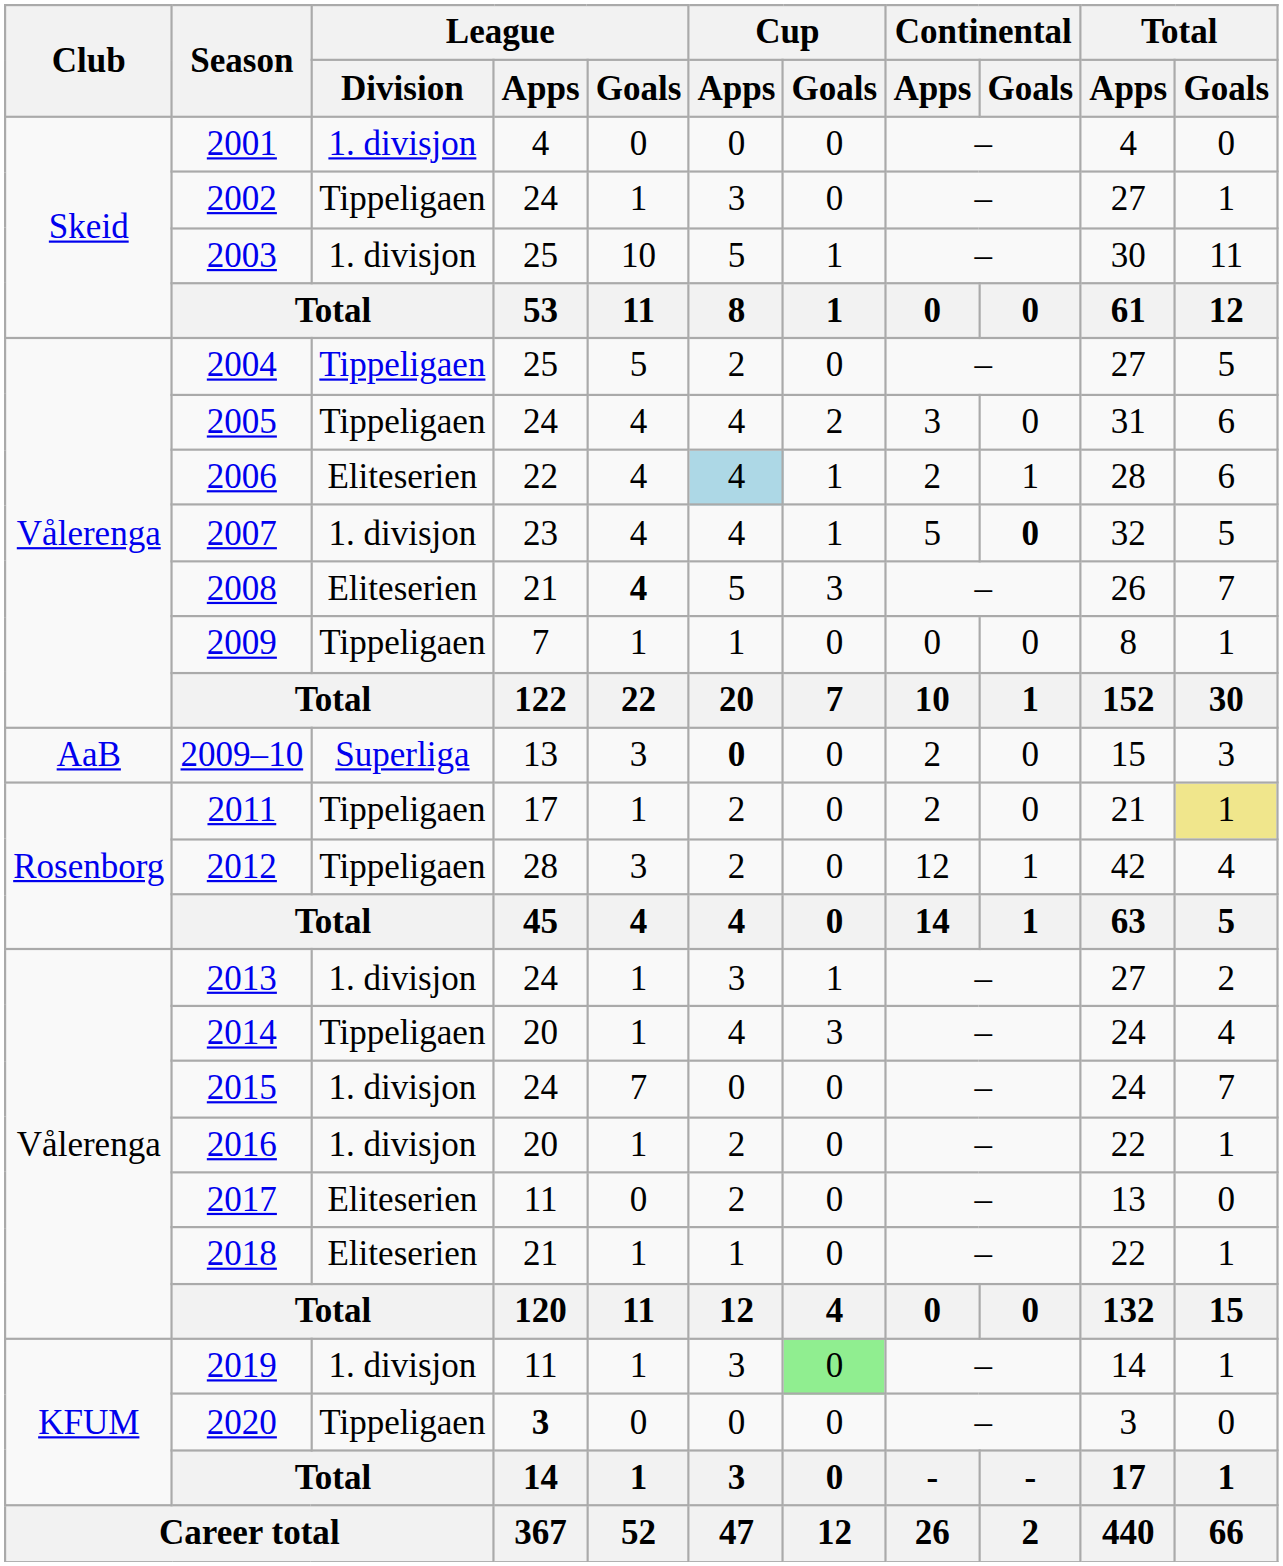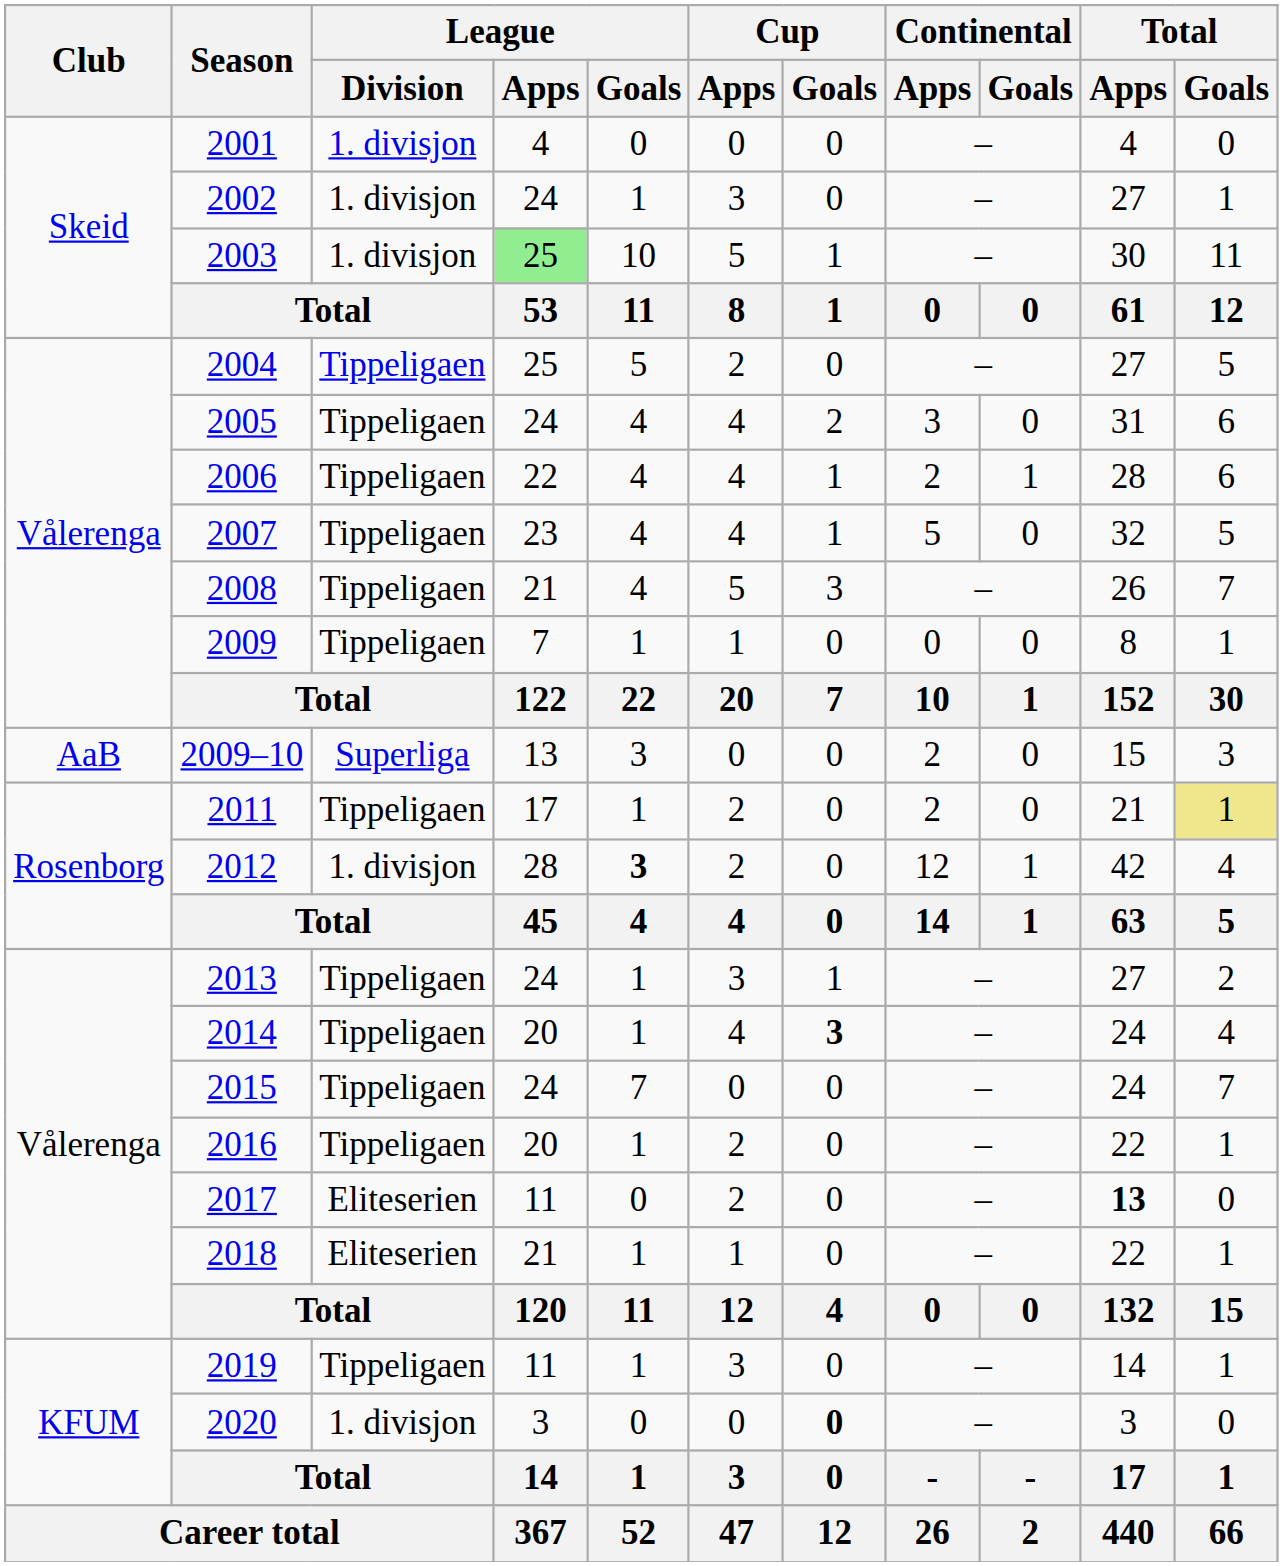(402, 198) Tippeligaen -> (402, 198) 1. divisjon
(541, 254) no background -> (541, 254) lightgreen background
(402, 476) Eliteserien -> (402, 476) Tippeligaen
(736, 476) lightblue background -> (736, 476) no background
(402, 532) 1. divisjon -> (402, 532) Tippeligaen
(1030, 532) bold -> (1030, 532) normal
(402, 587) Eliteserien -> (402, 587) Tippeligaen
(639, 587) bold -> (639, 587) normal
(736, 754) bold -> (736, 754) normal
(402, 865) Tippeligaen -> (402, 865) 1. divisjon
(639, 865) normal -> (639, 865) bold
(402, 976) 1. divisjon -> (402, 976) Tippeligaen
(834, 1032) normal -> (834, 1032) bold
(402, 1088) 1. divisjon -> (402, 1088) Tippeligaen
(402, 1143) 1. divisjon -> (402, 1143) Tippeligaen
(1128, 1199) normal -> (1128, 1199) bold
(402, 1365) 1. divisjon -> (402, 1365) Tippeligaen
(834, 1365) lightgreen background -> (834, 1365) no background
(402, 1421) Tippeligaen -> (402, 1421) 1. divisjon
(541, 1421) bold -> (541, 1421) normal
(834, 1421) normal -> (834, 1421) bold
